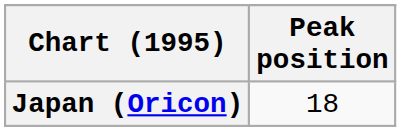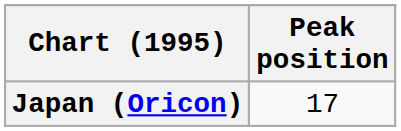(322, 104) 18 -> (322, 104) 17
